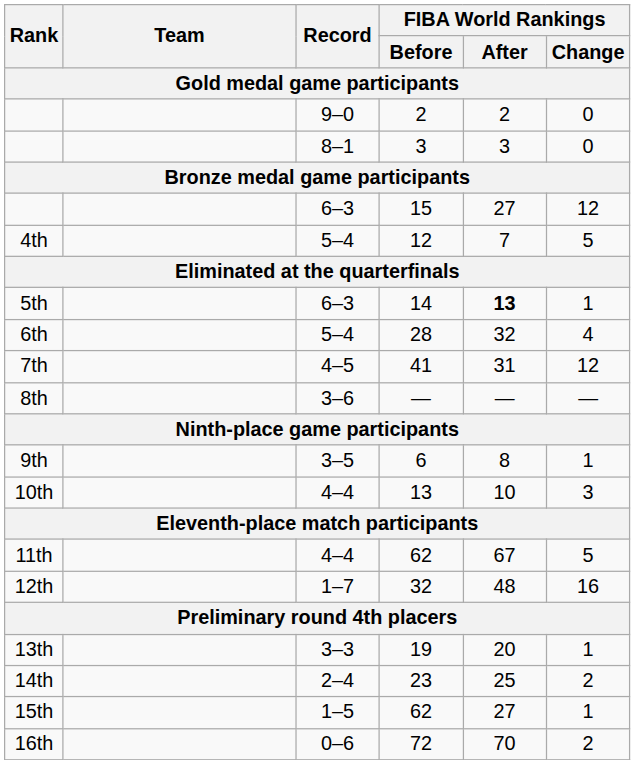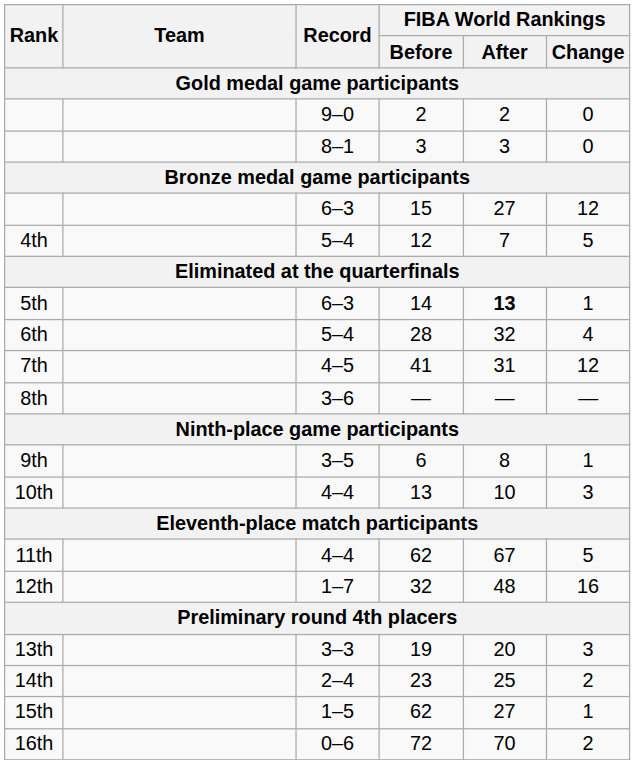(588, 649) 1 -> (588, 649) 3
